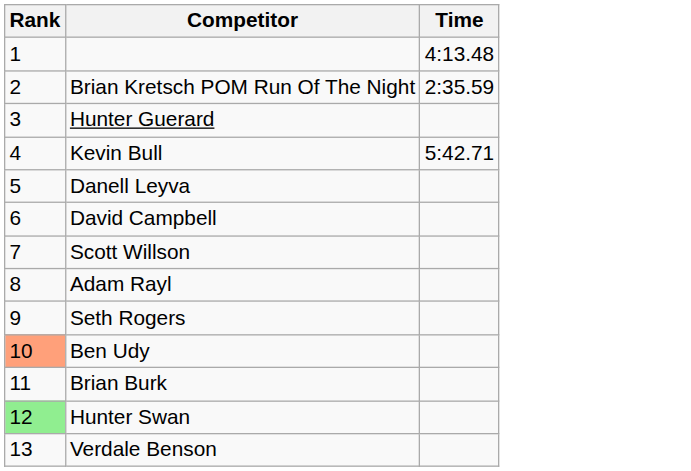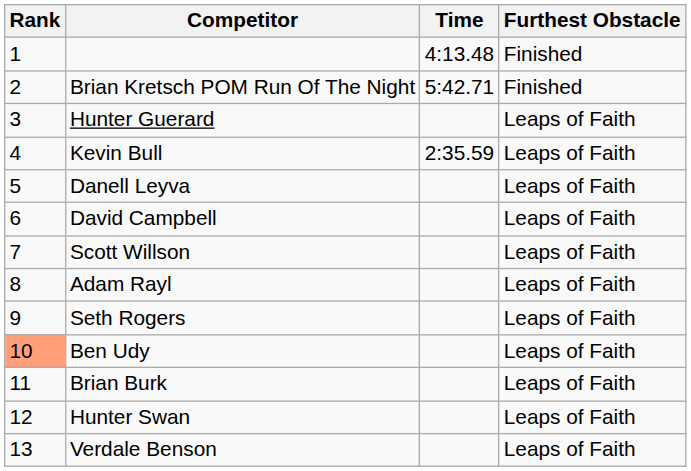+ column: (592, 20)
(459, 86) 2:35.59 -> (459, 86) 5:42.71
(459, 152) 5:42.71 -> (459, 152) 2:35.59
(21, 416) lightgreen background -> (21, 416) no background
